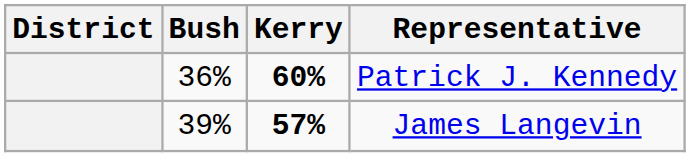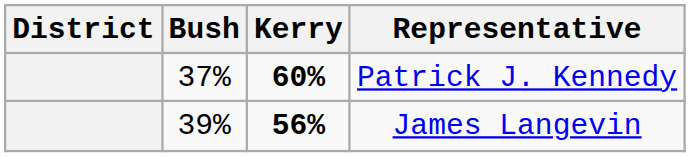(204, 78) 36% -> (204, 78) 37%
(298, 126) 57% -> (298, 126) 56%
